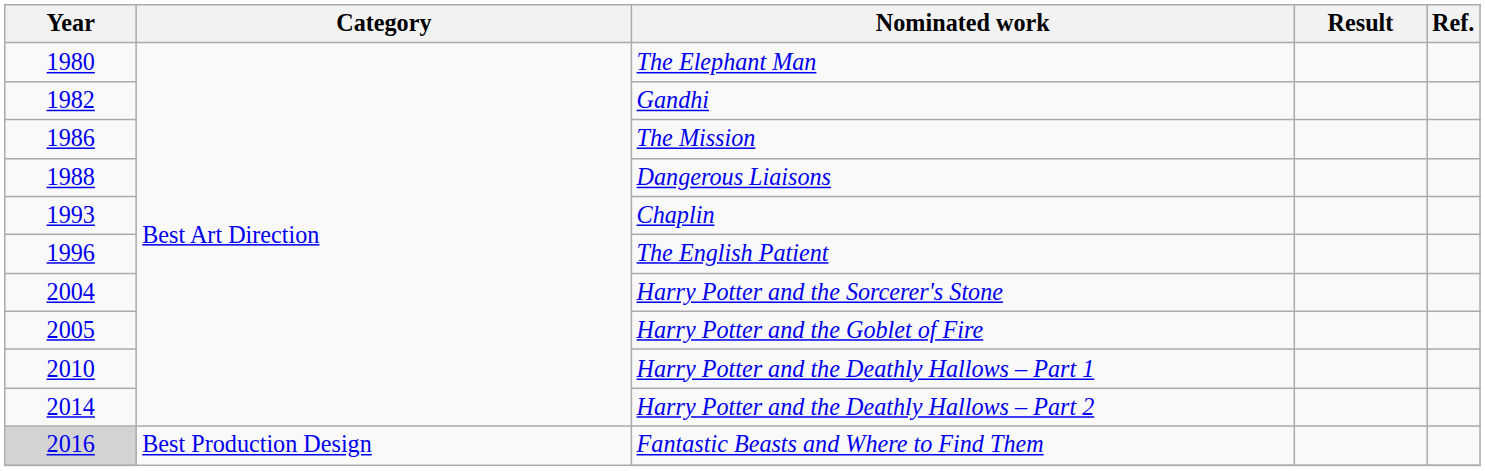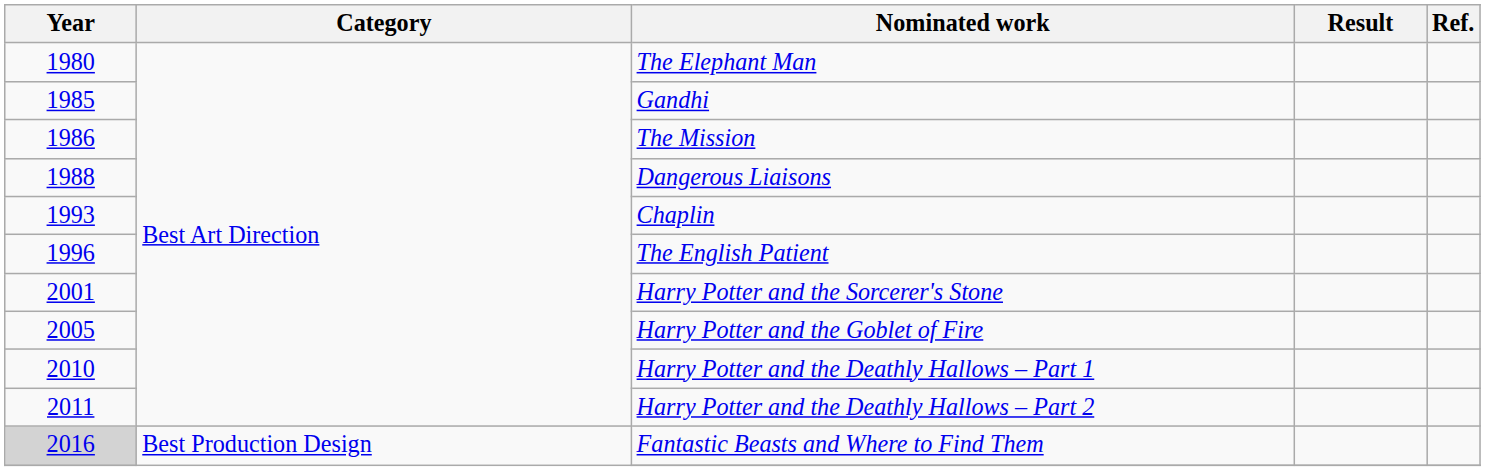(71, 100) 1982 -> (71, 100) 1985
(71, 291) 2004 -> (71, 291) 2001
(71, 406) 2014 -> (71, 406) 2011
